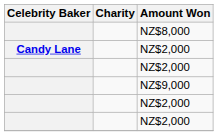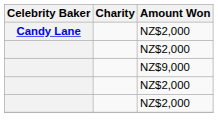- row: (49, 31)
